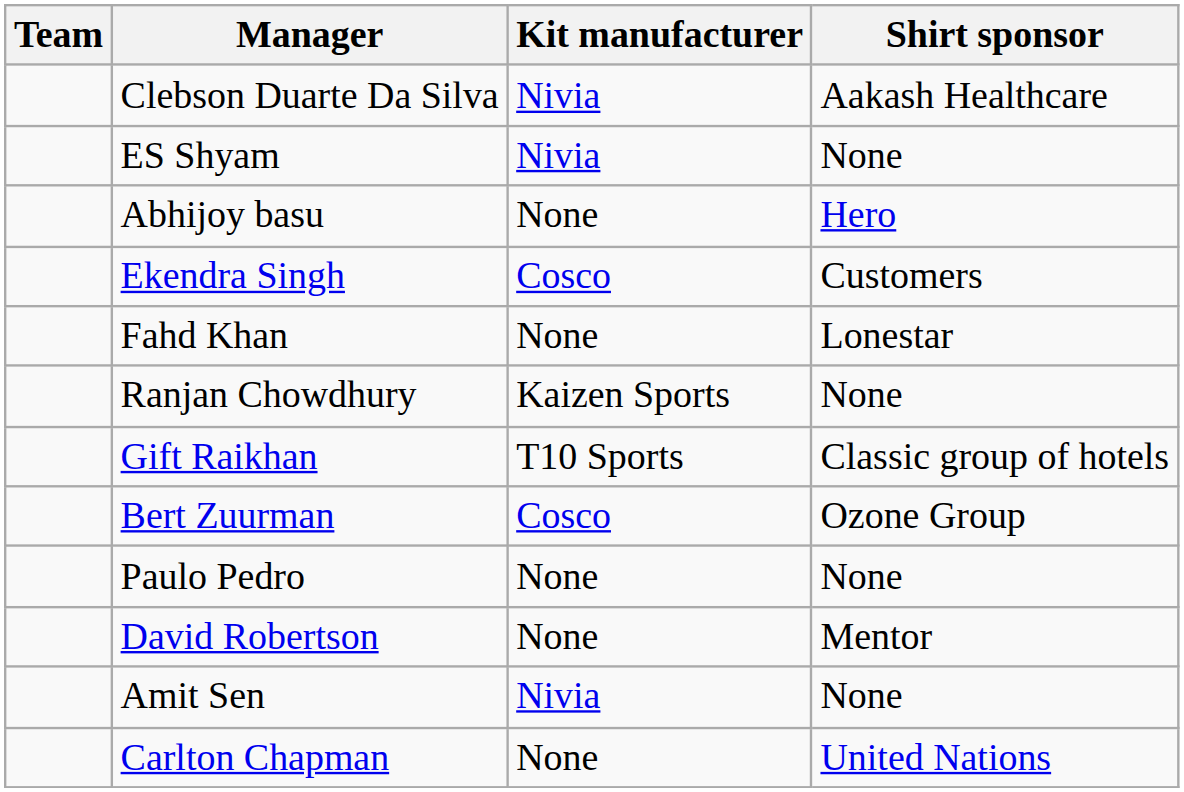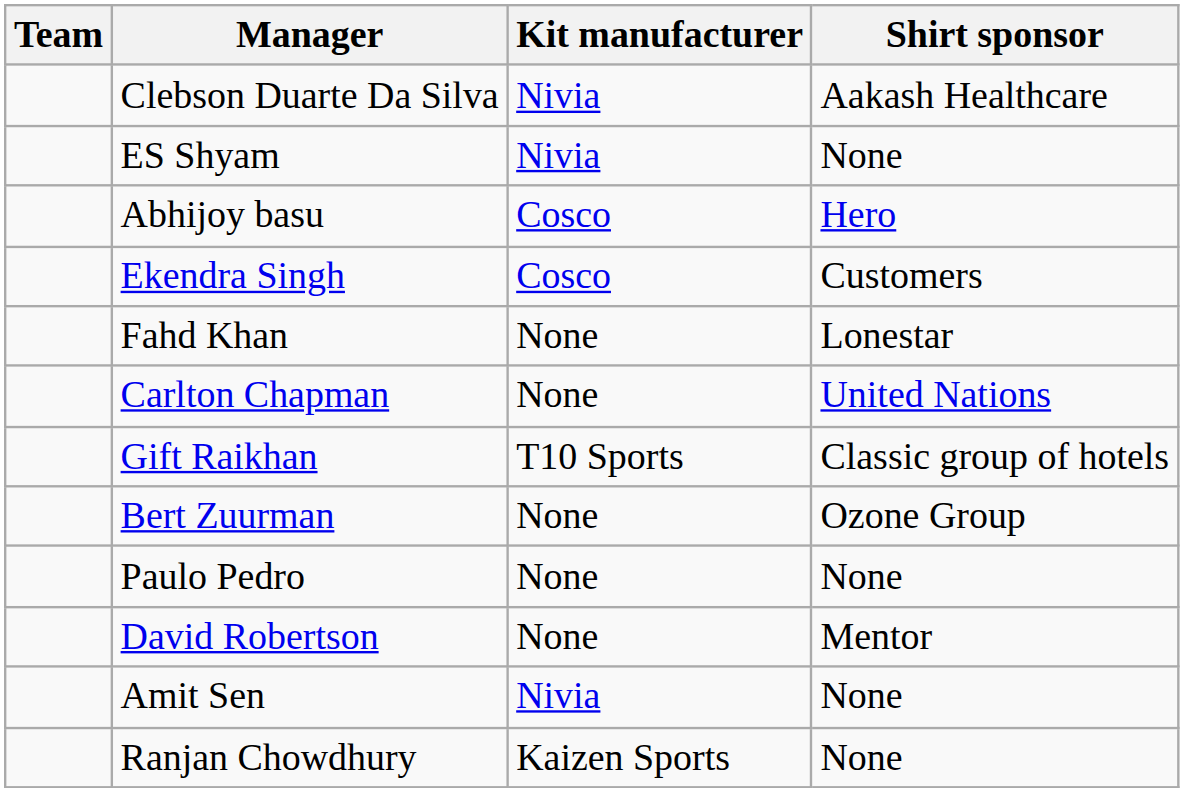(557, 214) None -> (564, 214) Cosco
rows swapped: (269, 395) <-> (255, 756)
(564, 515) Cosco -> (557, 515) None
